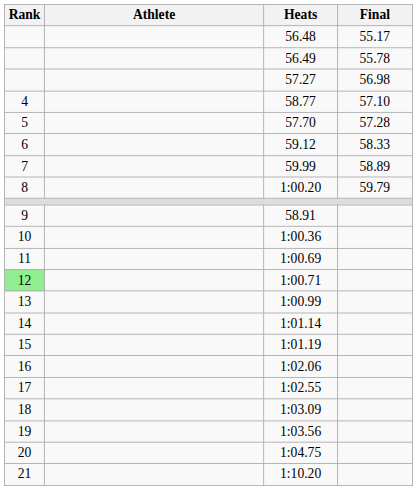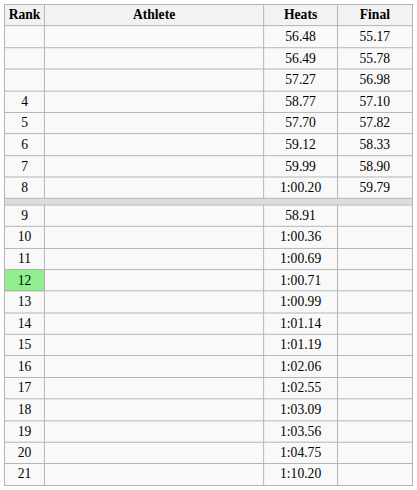(375, 123) 57.28 -> (375, 123) 57.82
(375, 166) 58.89 -> (375, 166) 58.90
